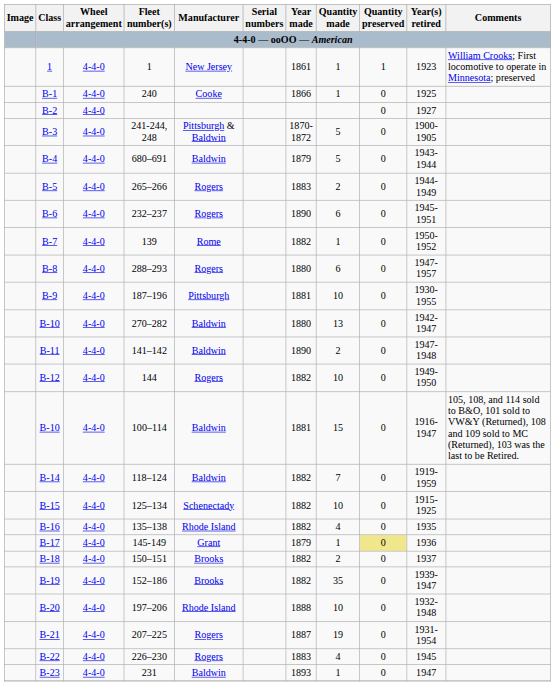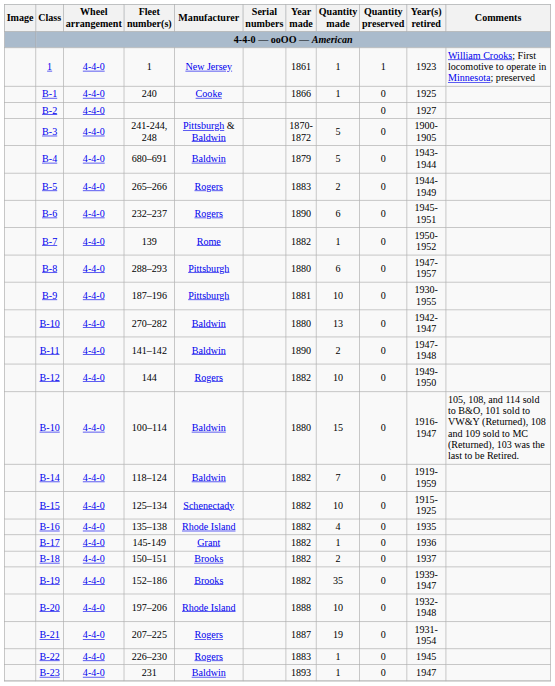(209, 268) Rogers -> (209, 268) Pittsburgh
(301, 428) 1881 -> (301, 428) 1880
(301, 543) 1879 -> (301, 543) 1882
(383, 543) khaki background -> (383, 543) no background
(338, 656) 4 -> (338, 656) 1
